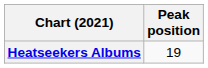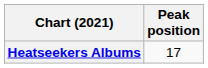(174, 52) 19 -> (174, 52) 17
